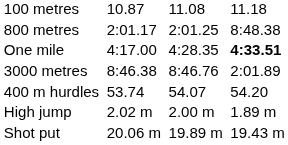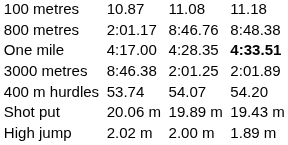(194, 29) 2:01.25 -> (194, 29) 8:46.76
(194, 71) 8:46.76 -> (194, 71) 2:01.25
rows swapped: (38, 112) <-> (32, 133)
